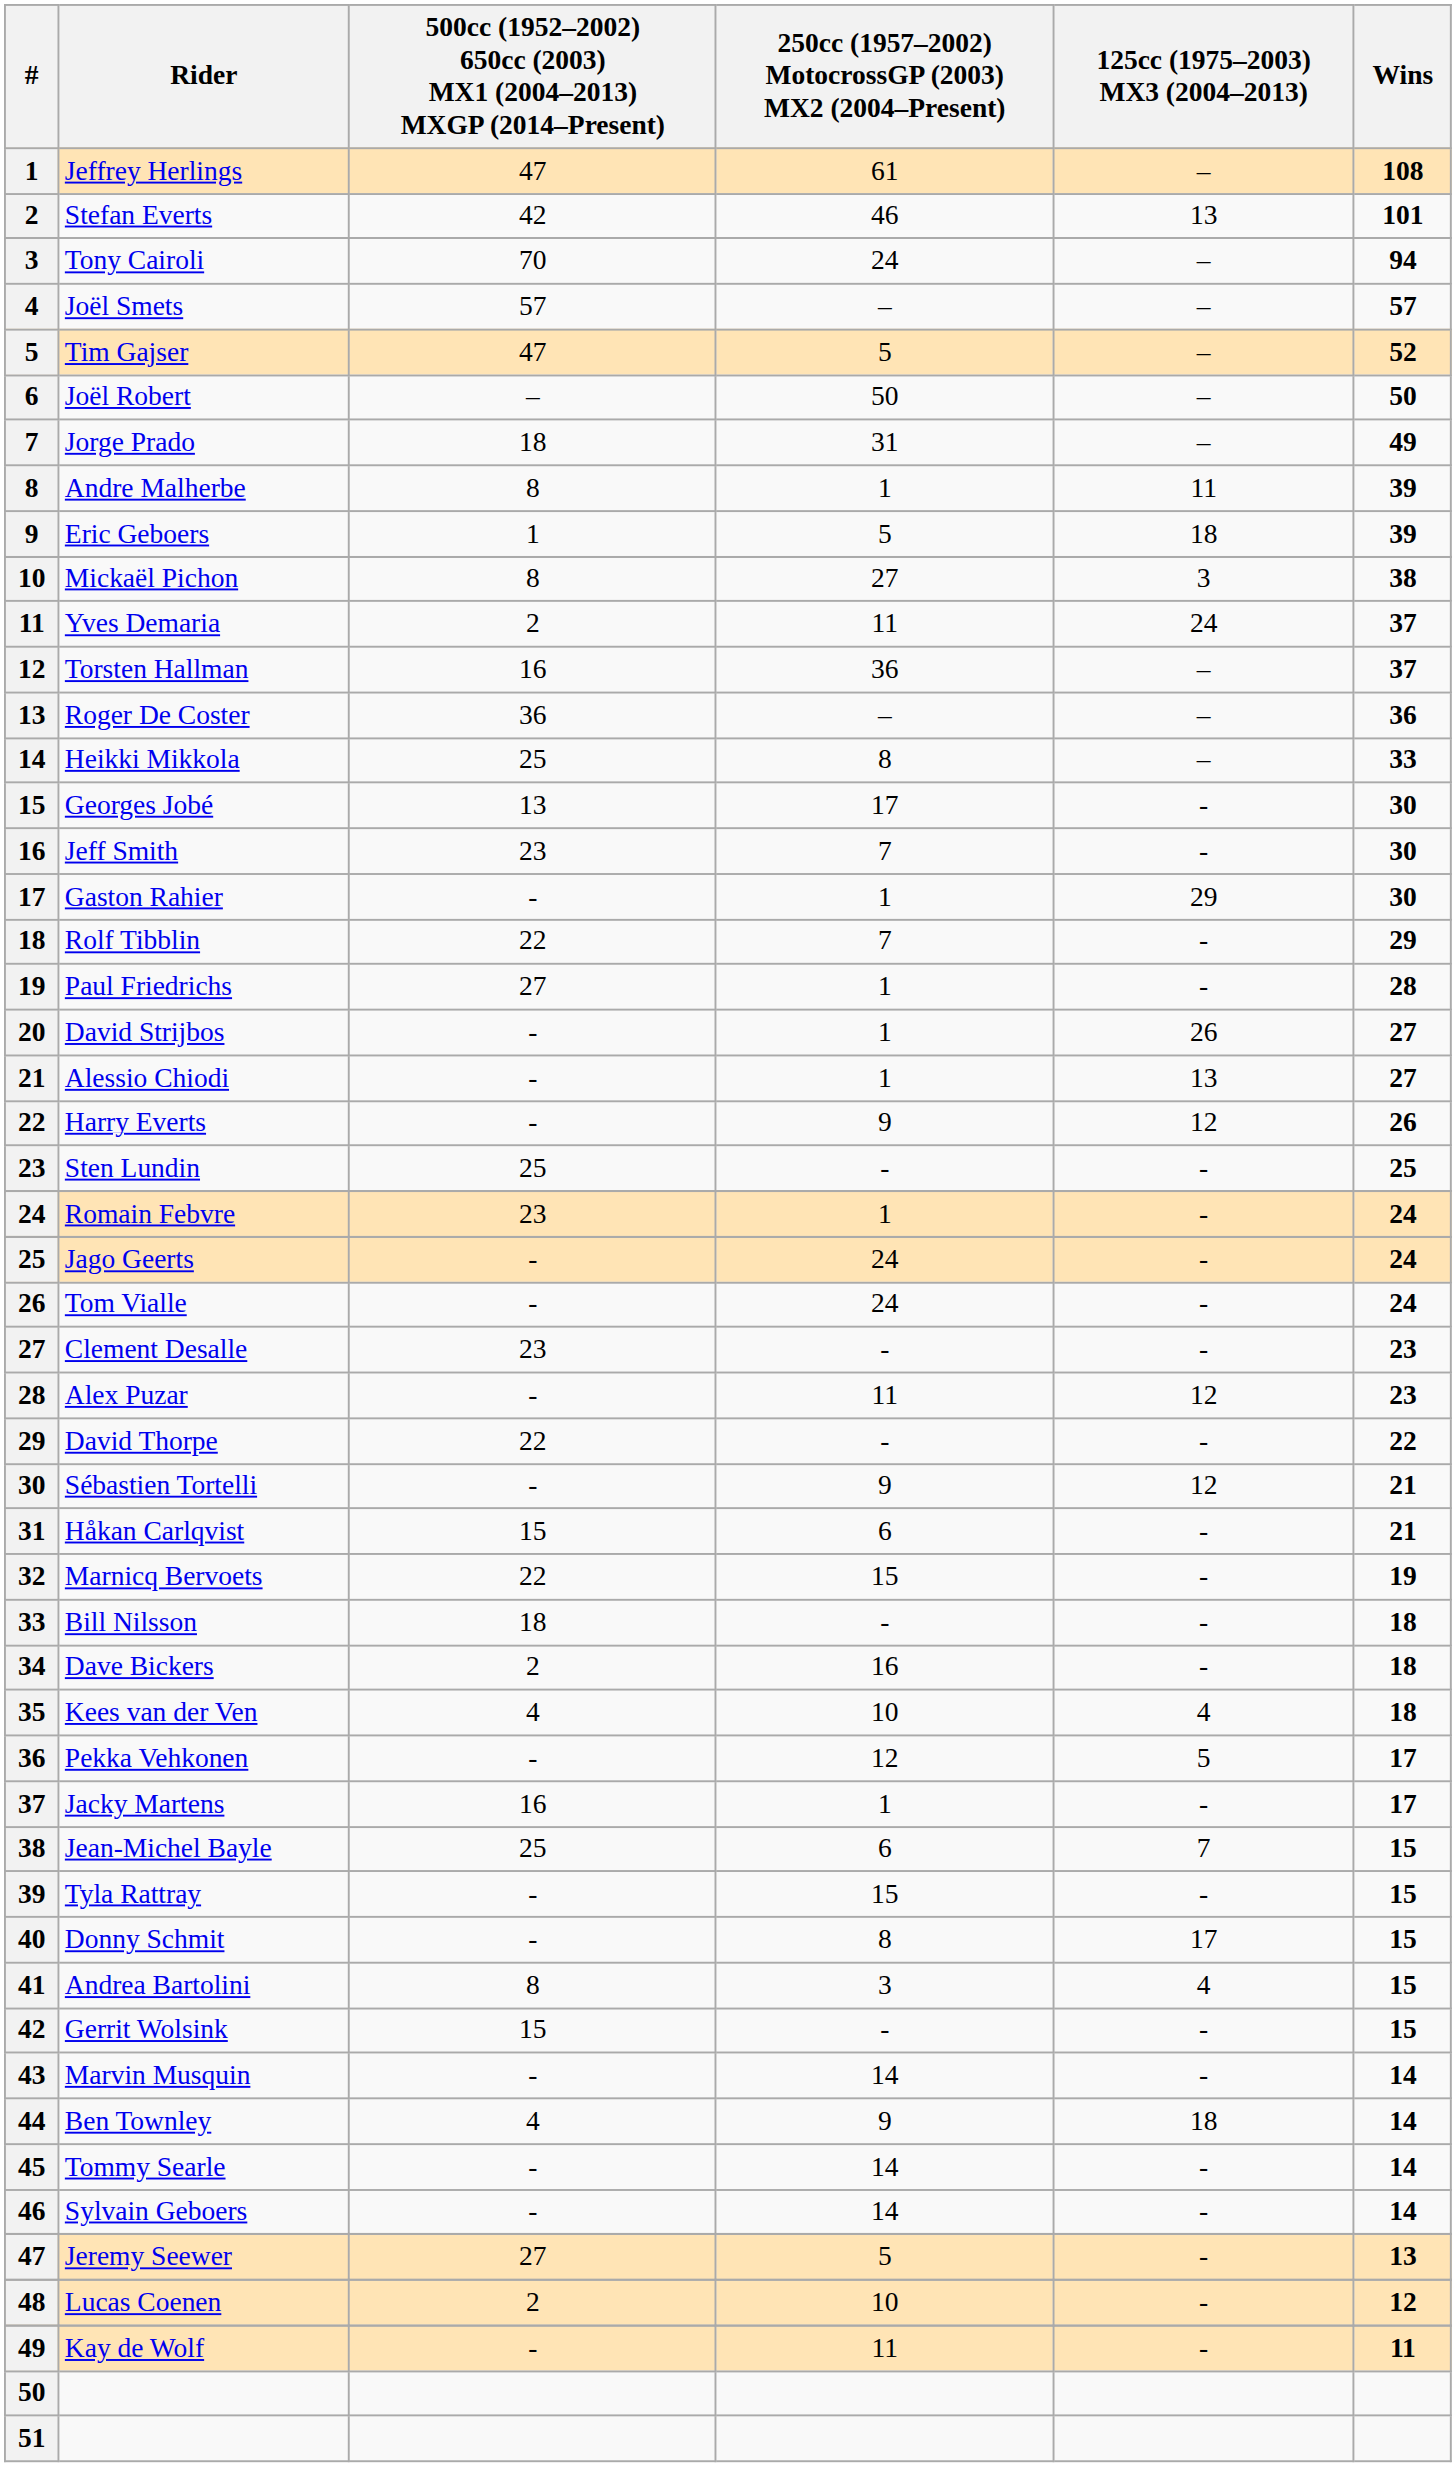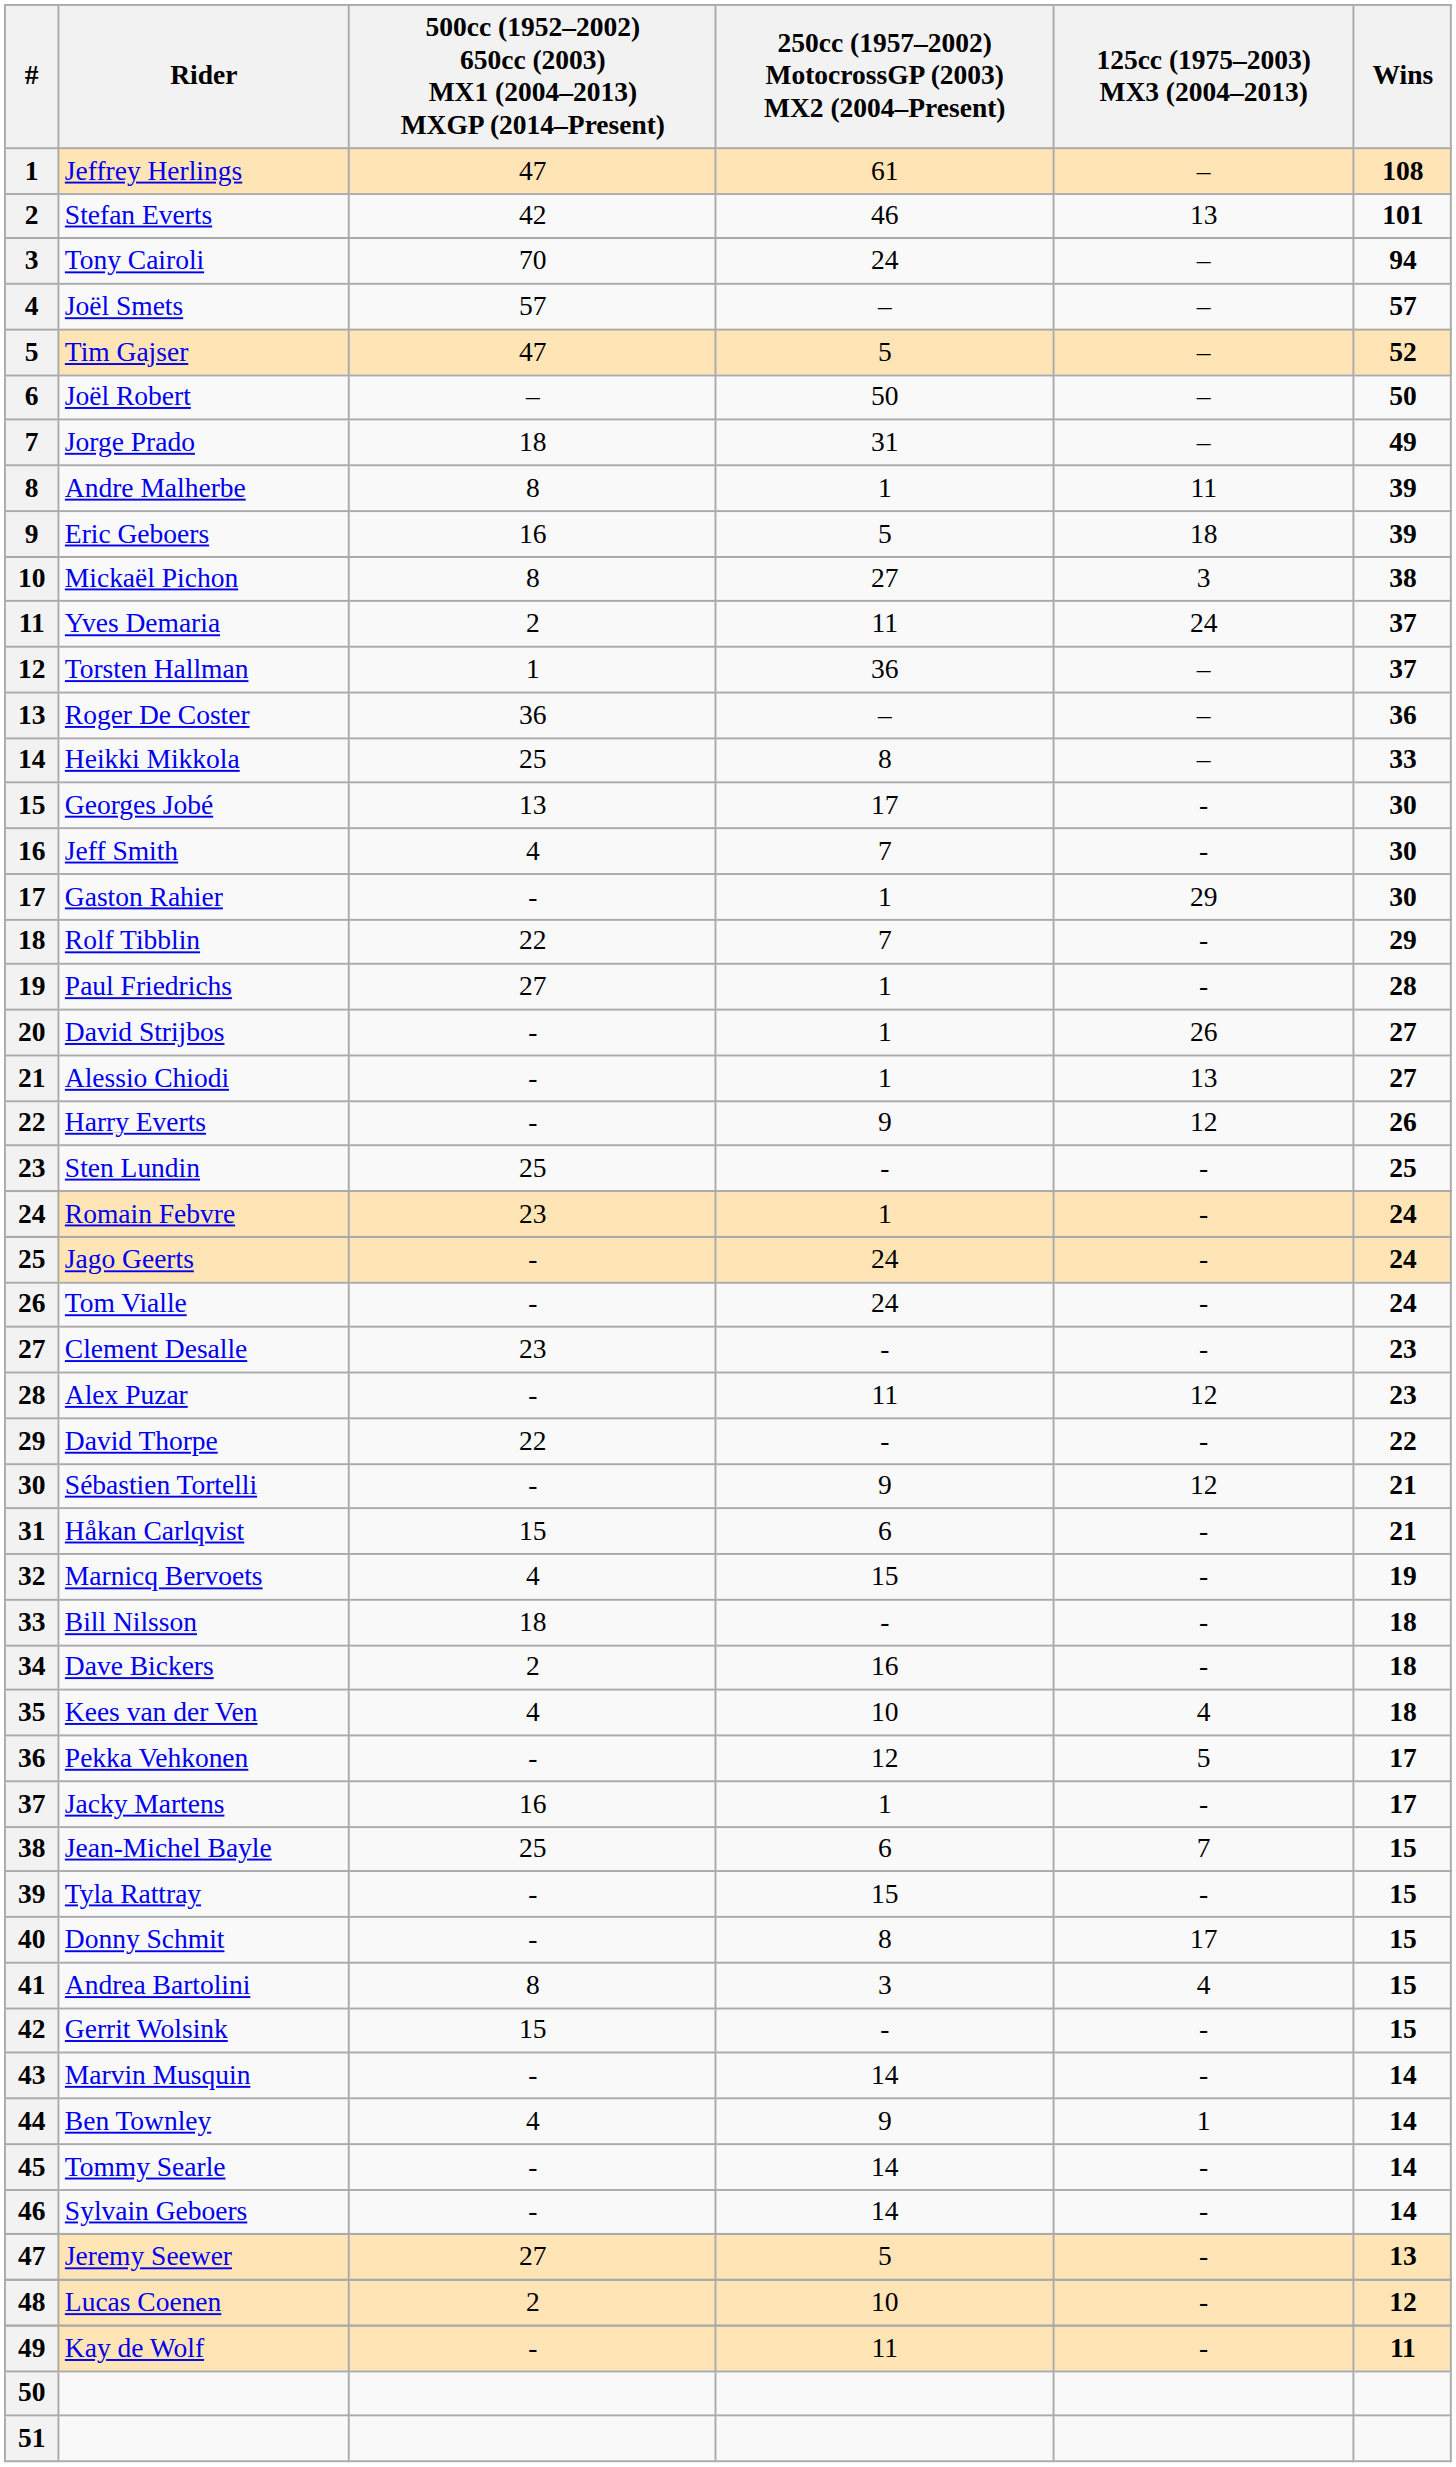(533, 533) 1 -> (533, 533) 16
(533, 669) 16 -> (533, 669) 1
(533, 850) 23 -> (533, 850) 4
(533, 1576) 22 -> (533, 1576) 4
(1204, 2120) 18 -> (1204, 2120) 1
